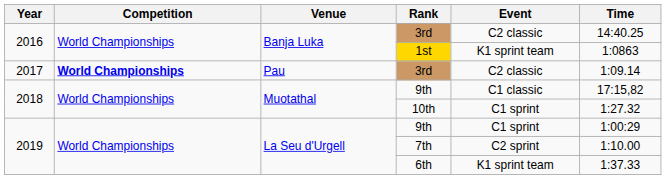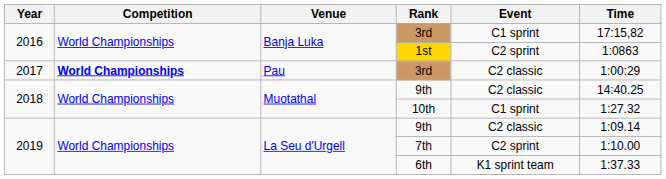(515, 33) C2 classic -> (515, 33) C1 sprint
(620, 33) 14:40.25 -> (620, 33) 17:15,82
(515, 52) K1 sprint team -> (515, 52) C2 sprint
(620, 71) 1:09.14 -> (620, 71) 1:00:29
(515, 90) C1 classic -> (515, 90) C2 classic
(620, 90) 17:15,82 -> (620, 90) 14:40.25
(515, 128) C1 sprint -> (515, 128) C2 classic
(620, 128) 1:00:29 -> (620, 128) 1:09.14
